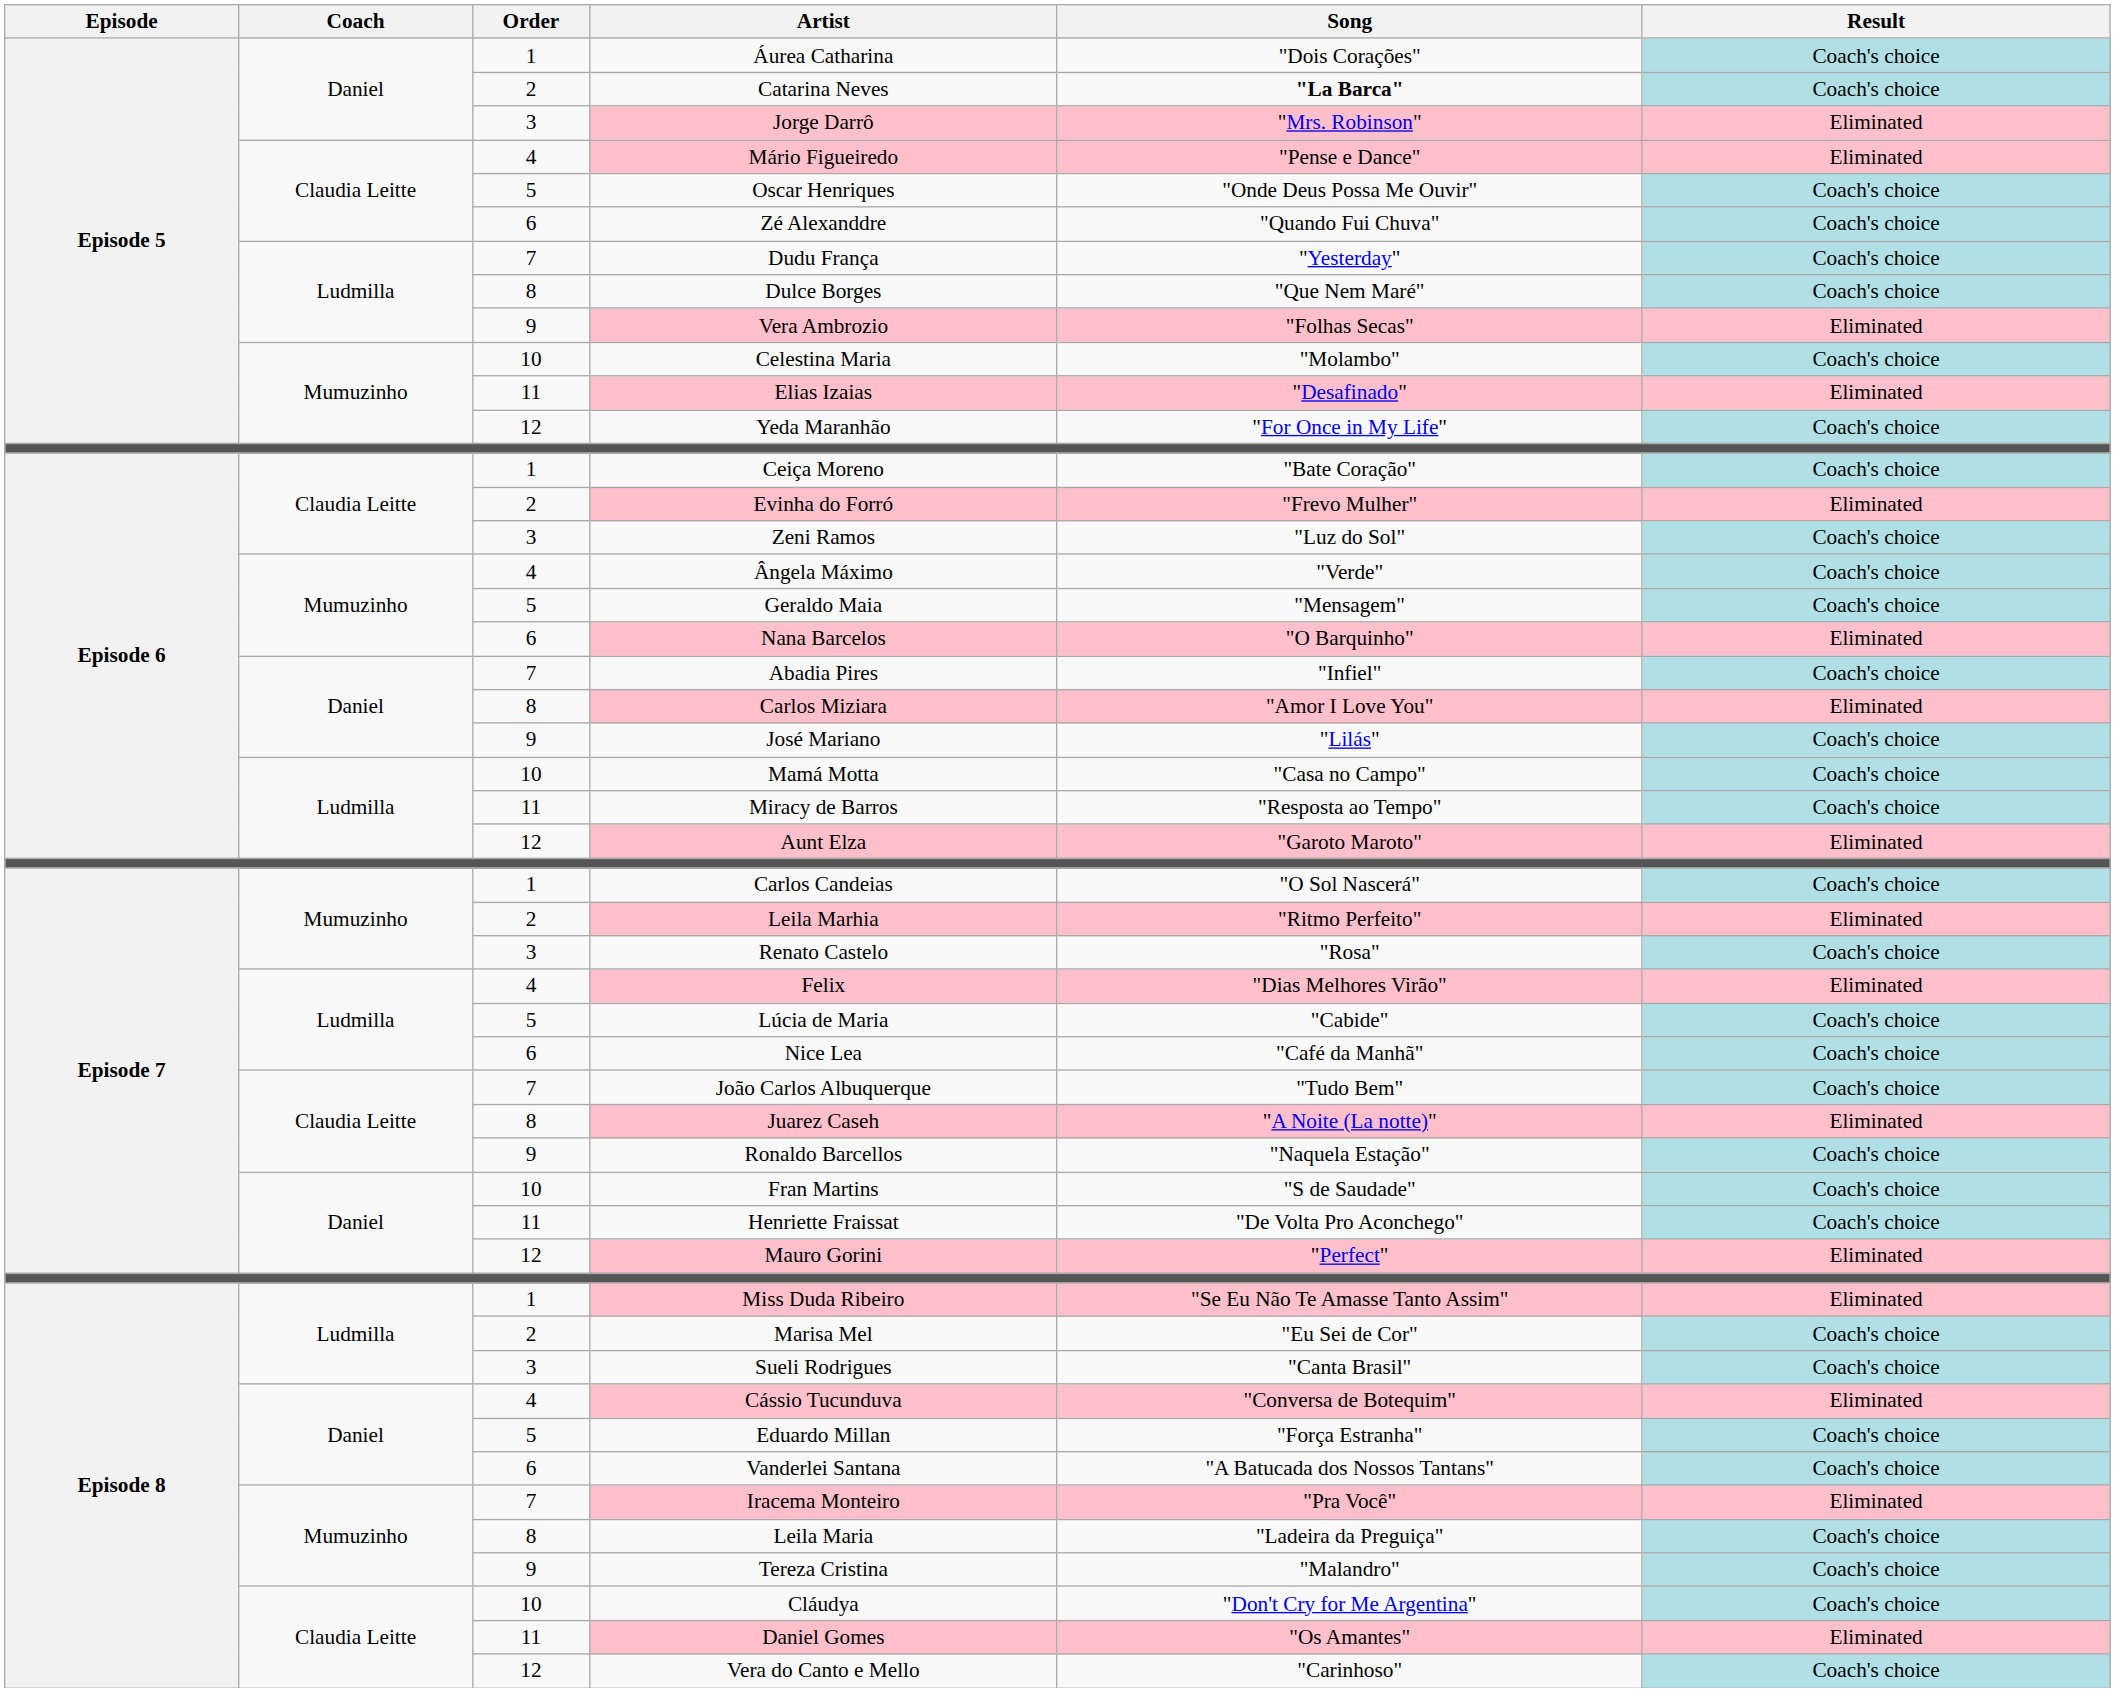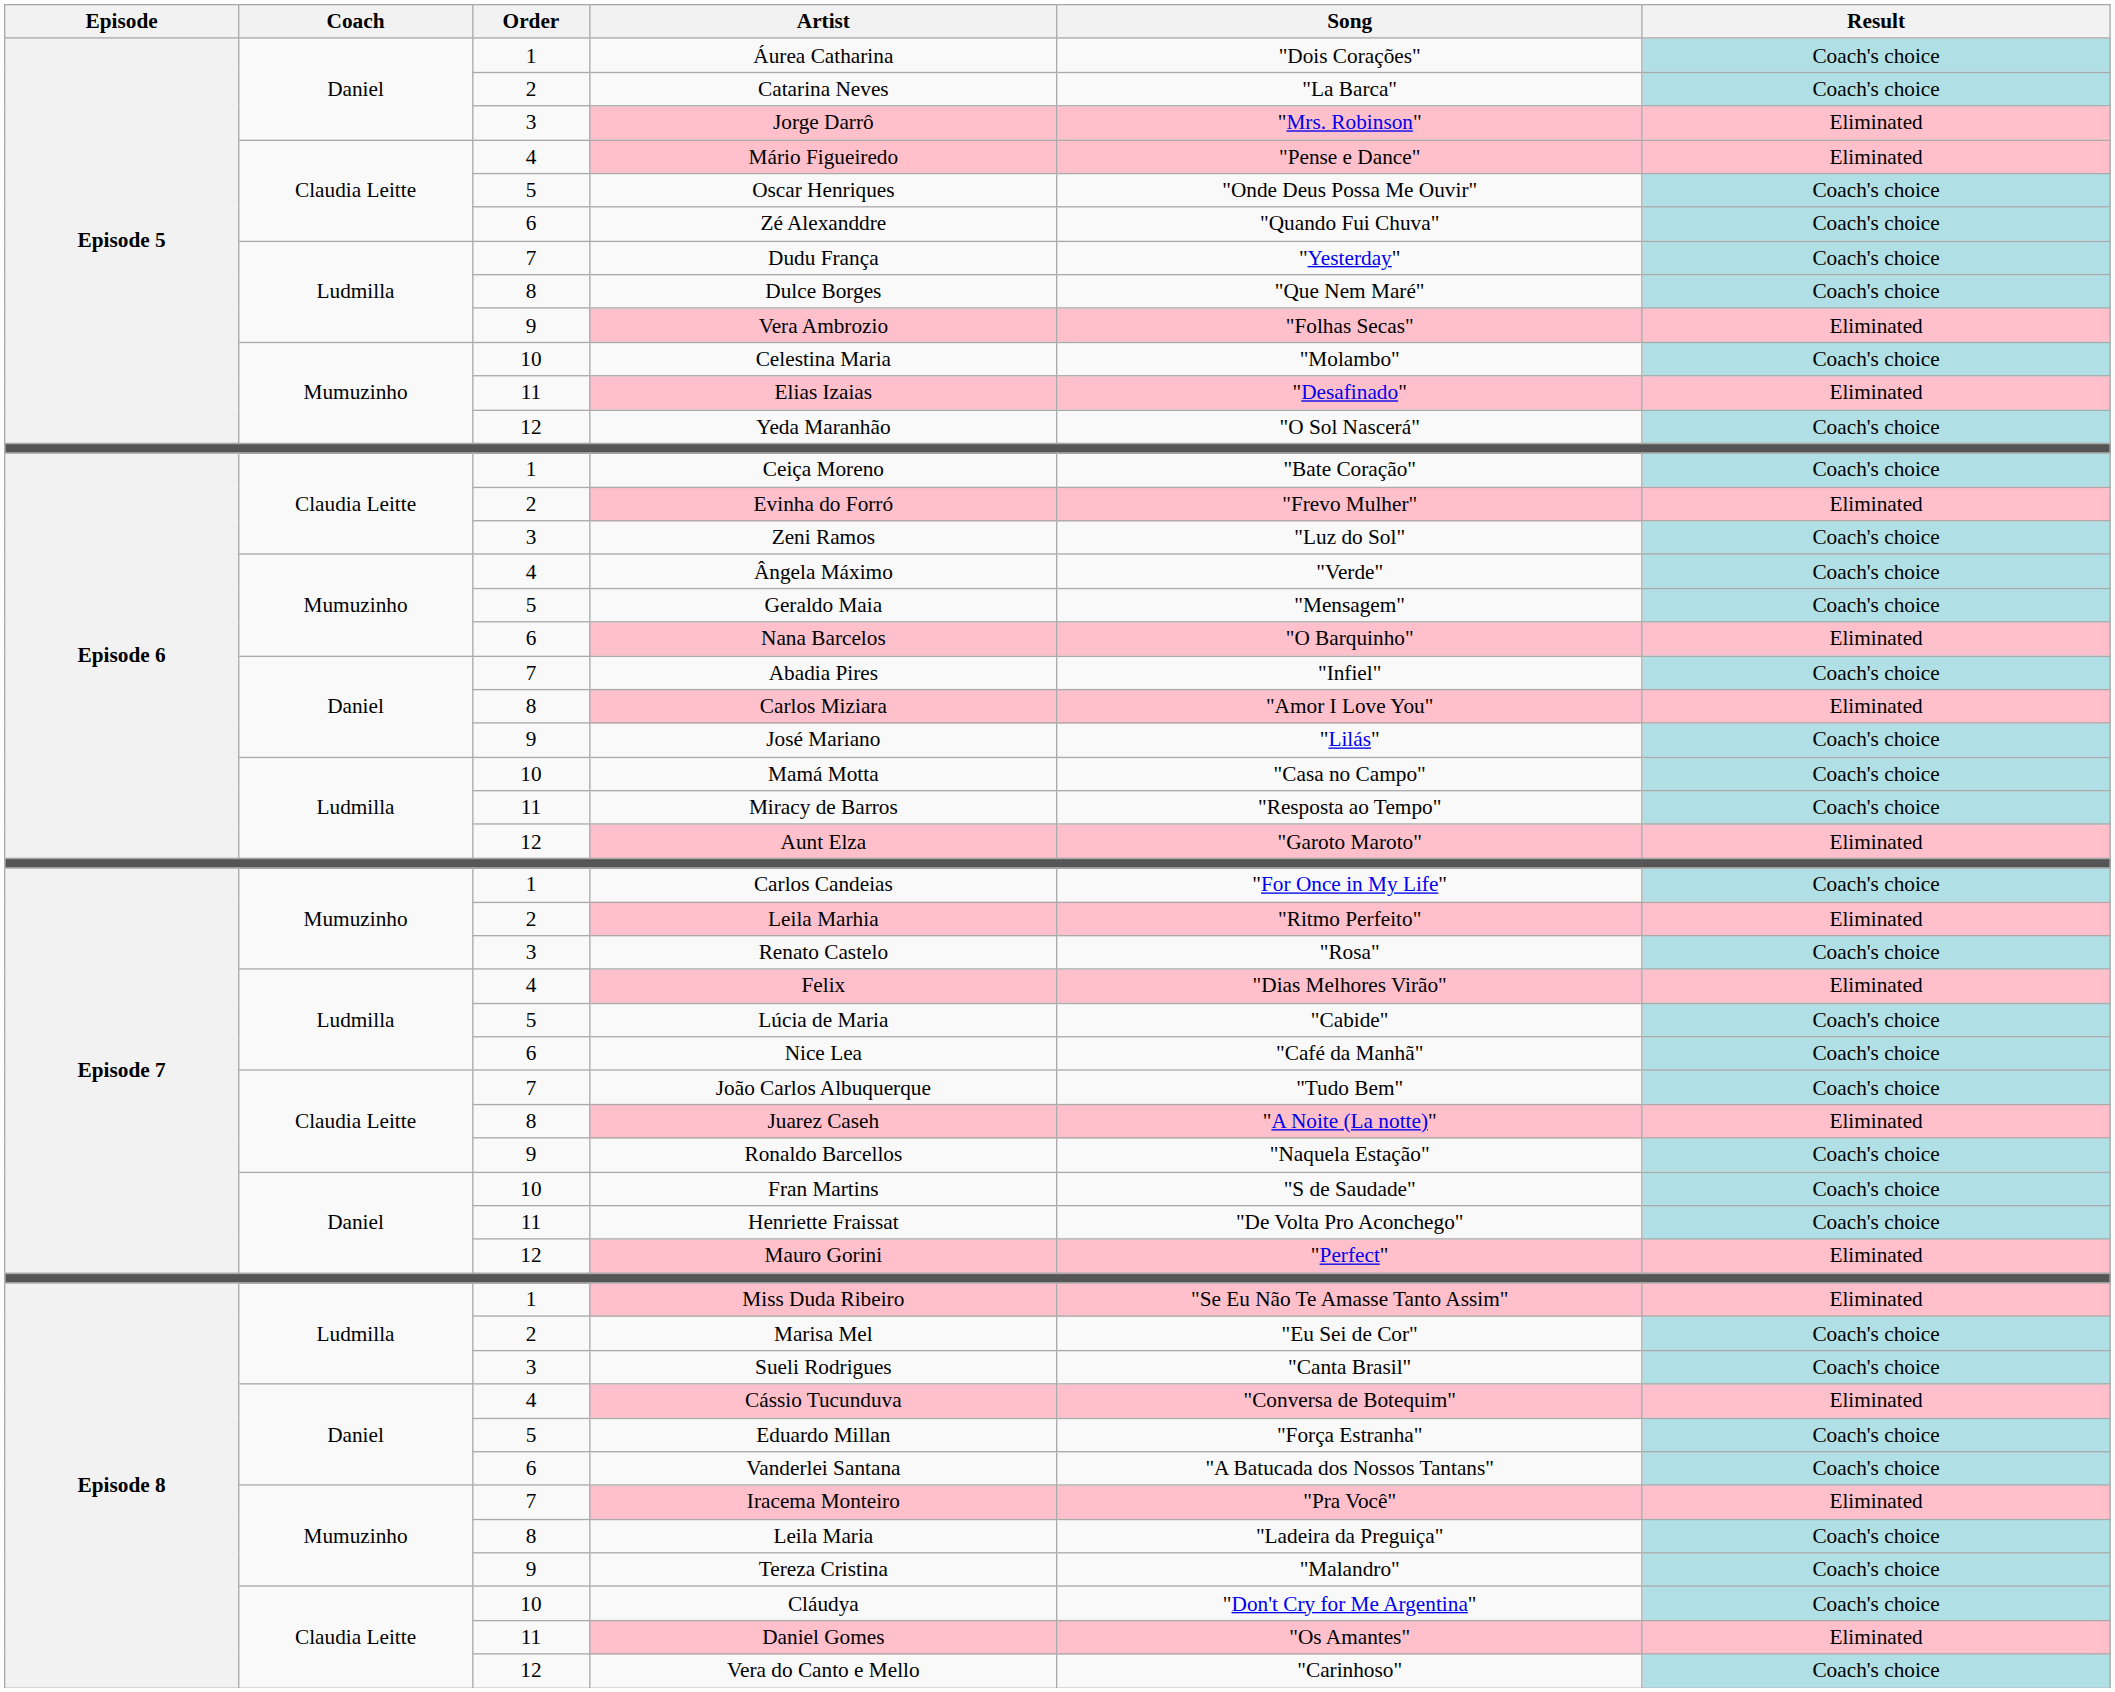(1350, 88) bold -> (1350, 88) normal
(1350, 426) "For Once in My Life" -> (1350, 426) "O Sol Nascerá"
(1350, 884) "O Sol Nascerá" -> (1350, 884) "For Once in My Life"
